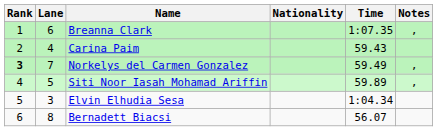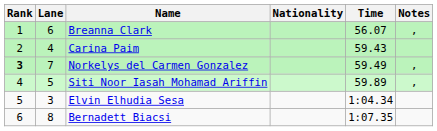(371, 30) 1:07.35 -> (371, 30) 56.07
(371, 117) 56.07 -> (371, 117) 1:07.35
